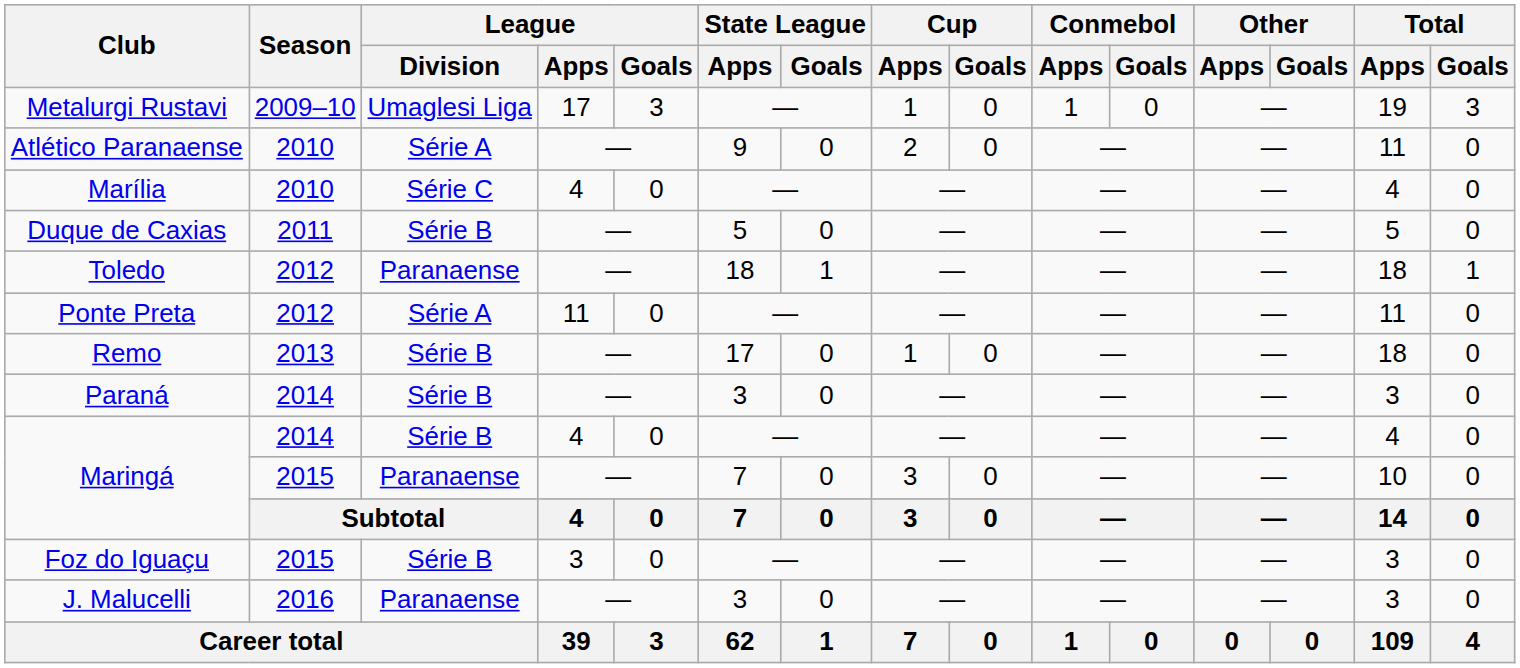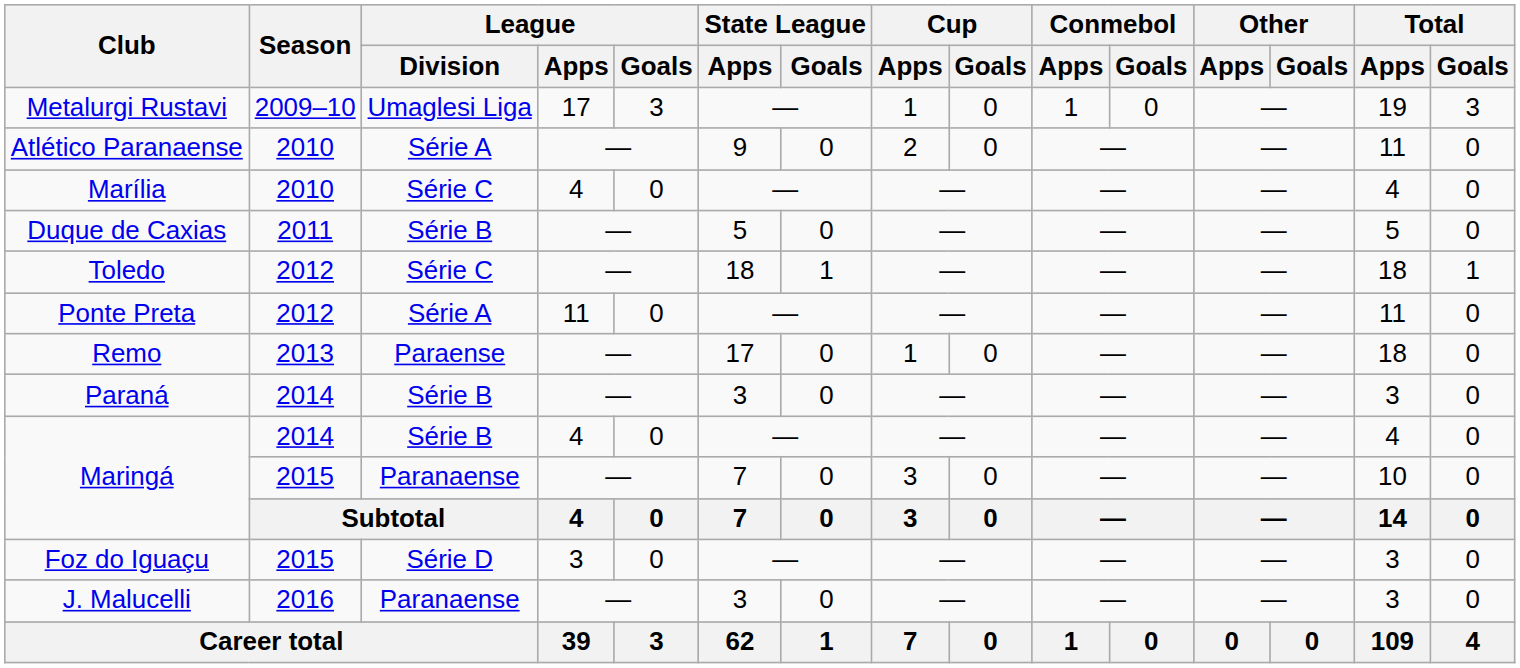(450, 271) Paranaense -> (450, 271) Série C
(450, 353) Série B -> (450, 353) Paraense
(450, 559) Série B -> (450, 559) Série D
